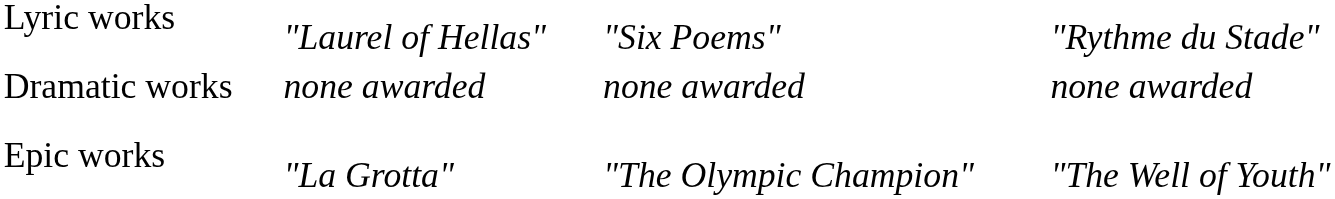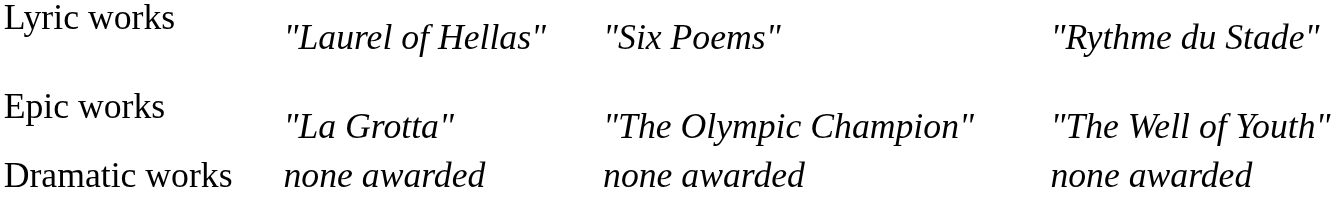rows swapped: (118, 86) <-> (84, 155)
